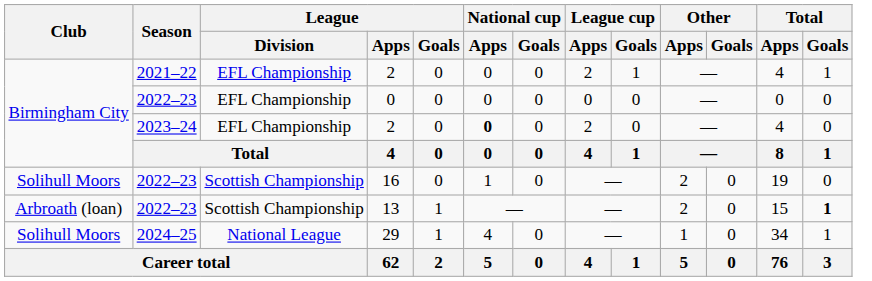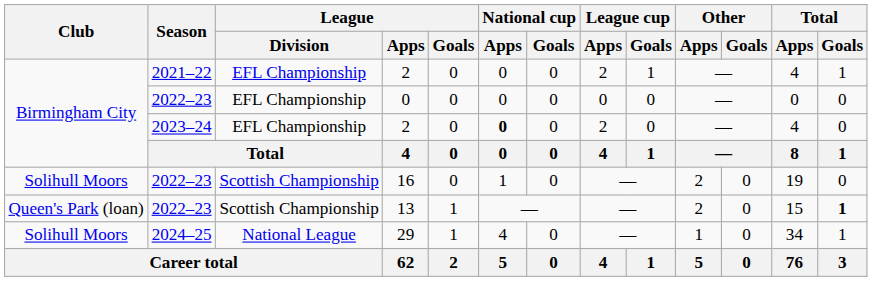(69, 208) Arbroath (loan) -> (76, 208) Queen's Park (loan)
